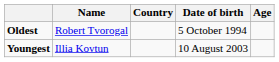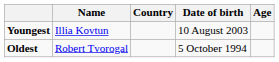rows swapped: (28, 48) <-> (22, 30)
